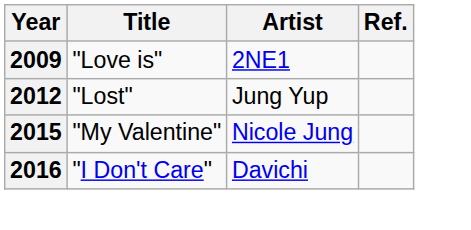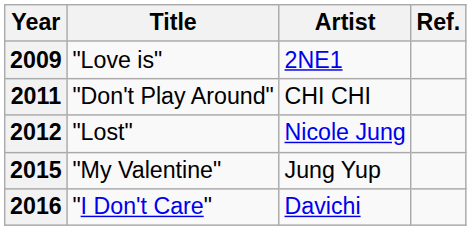+ row: (36, 96)
(280, 96) Jung Yup -> (345, 133) Nicole Jung
(293, 133) Nicole Jung -> (333, 170) Jung Yup
